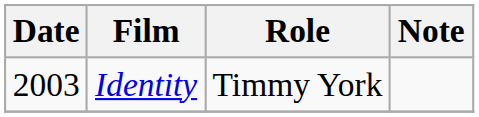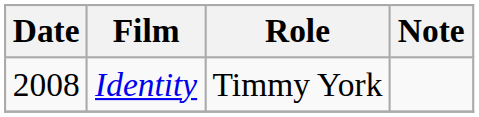(46, 84) 2003 -> (46, 84) 2008
